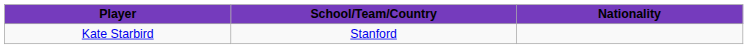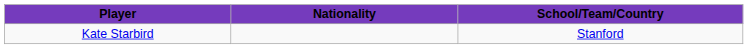columns swapped: (629, 14) <-> (374, 14)
